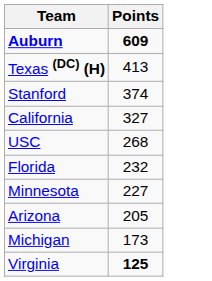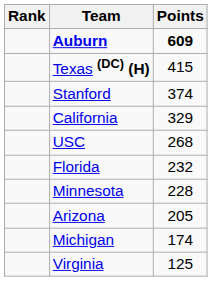+ column: (27, 16)
(136, 67) 413 -> (180, 67) 415
(136, 118) 327 -> (180, 118) 329
(136, 191) 227 -> (180, 191) 228
(136, 240) 173 -> (180, 240) 174
(136, 264) bold -> (180, 264) normal
